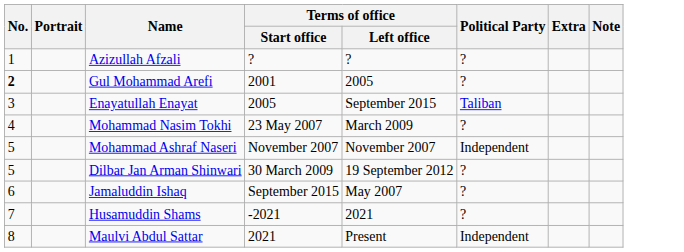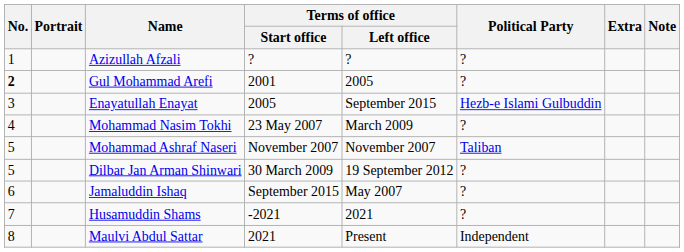(481, 103) Taliban -> (531, 103) Hezb-e Islami Gulbuddin
(494, 147) Independent -> (481, 147) Taliban
